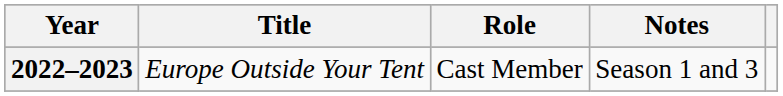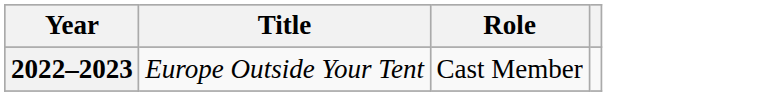- column: (677, 25)
